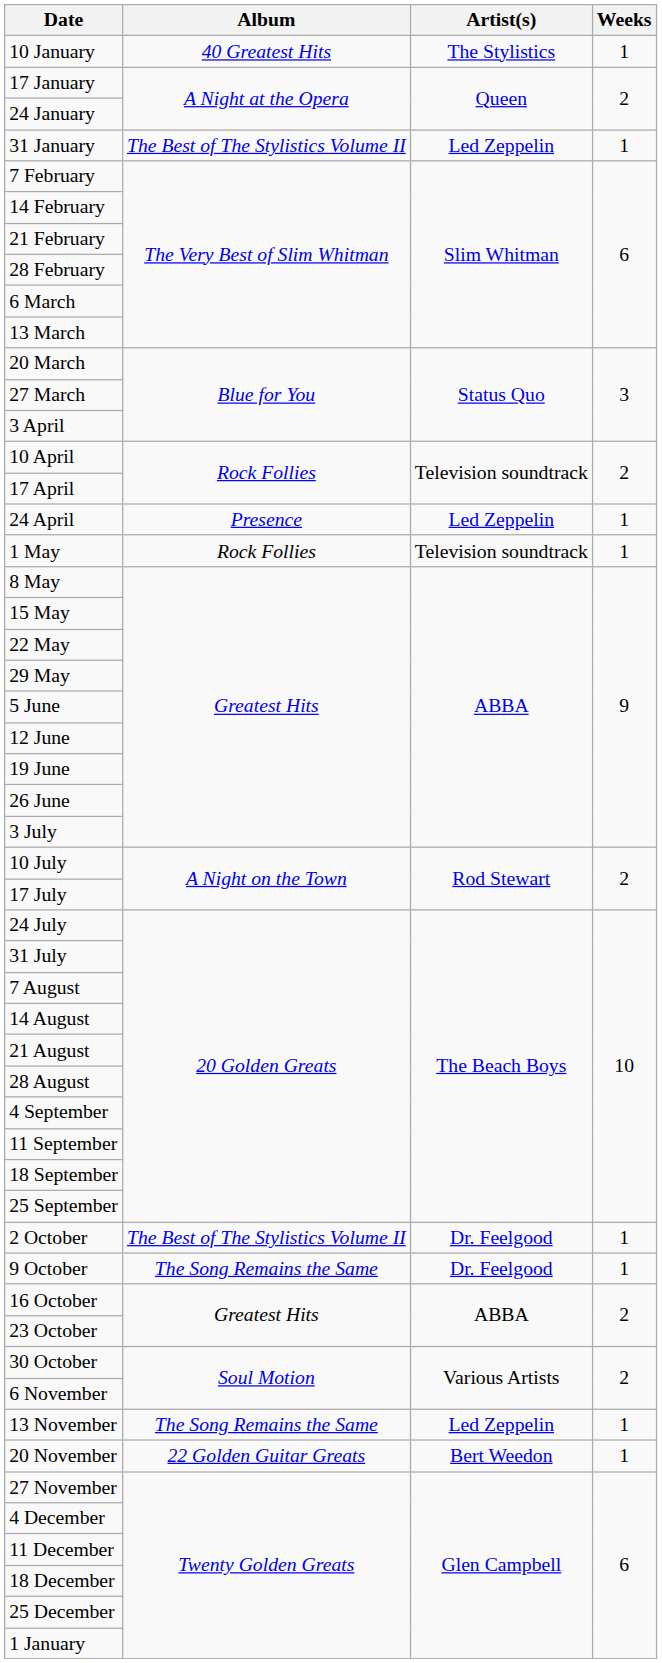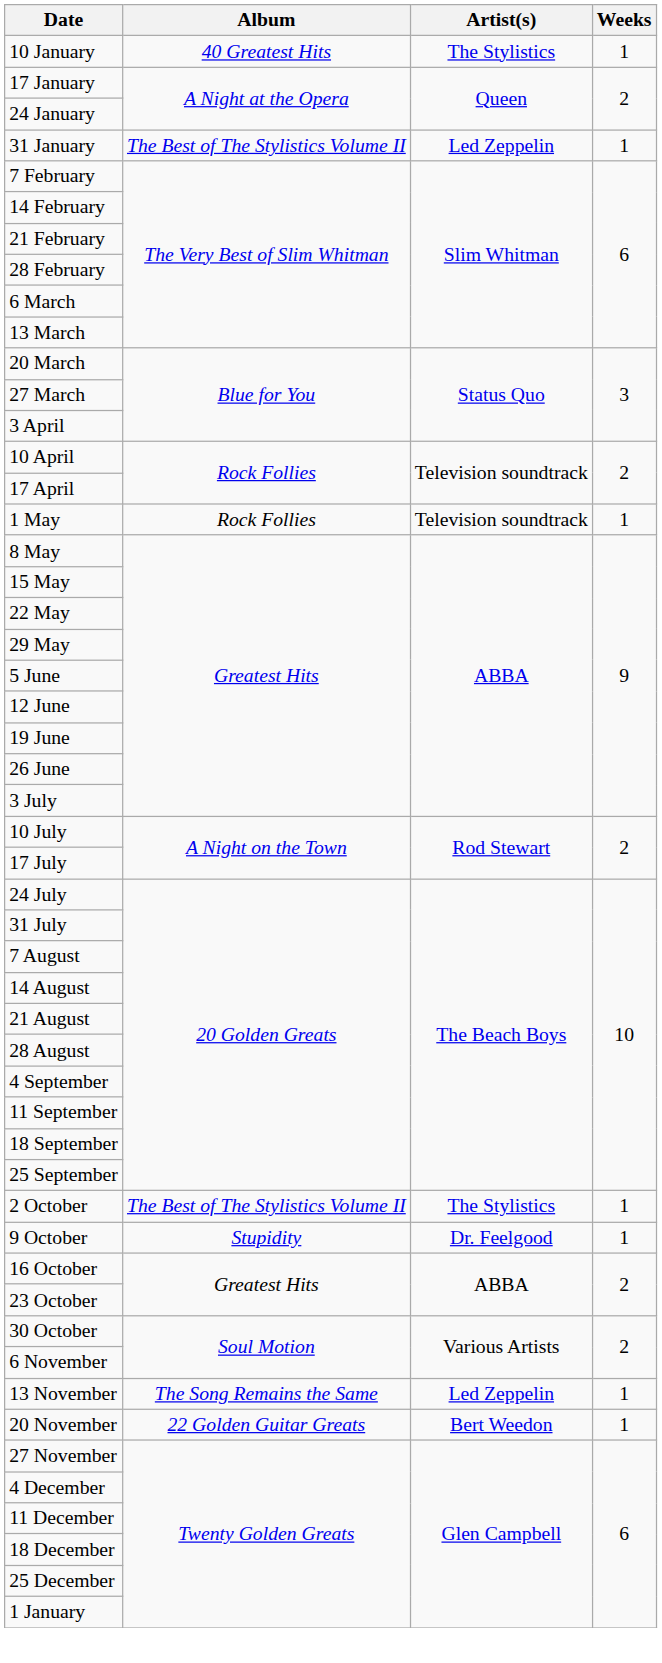- row: (42, 519)
(501, 1237) Dr. Feelgood -> (501, 1206) The Stylistics
(266, 1268) The Song Remains the Same -> (266, 1237) Stupidity
